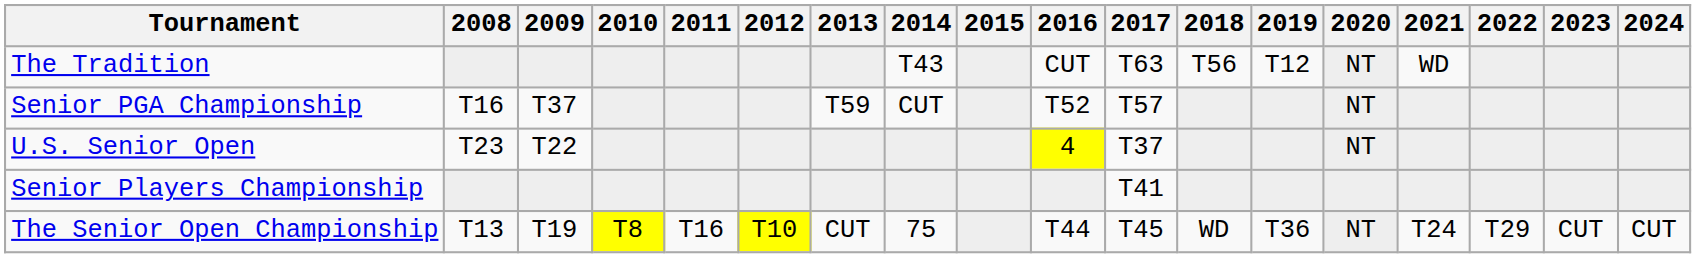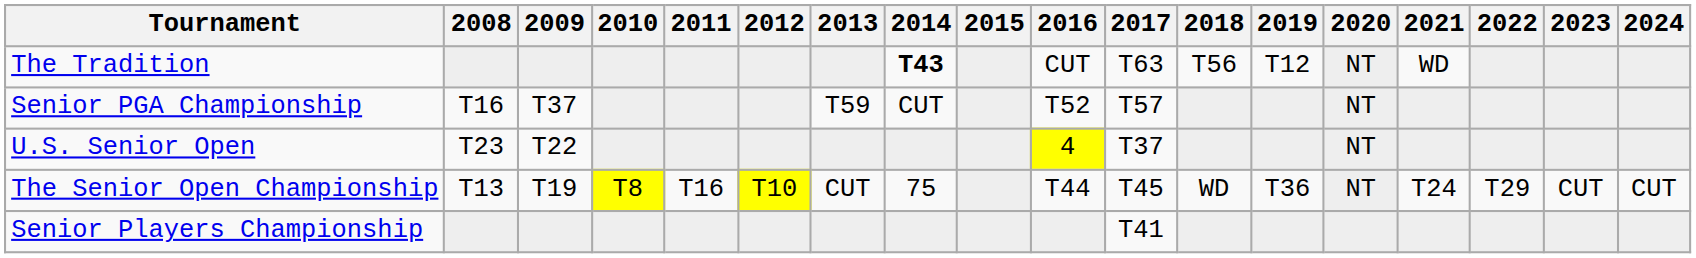(921, 67) normal -> (921, 67) bold
rows swapped: (217, 190) <-> (225, 231)
